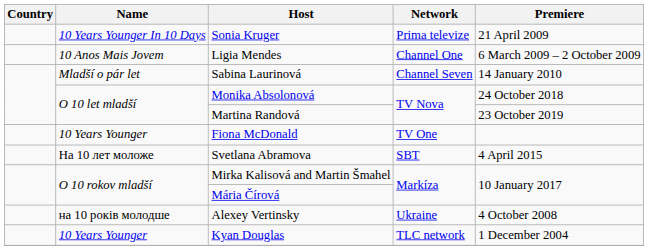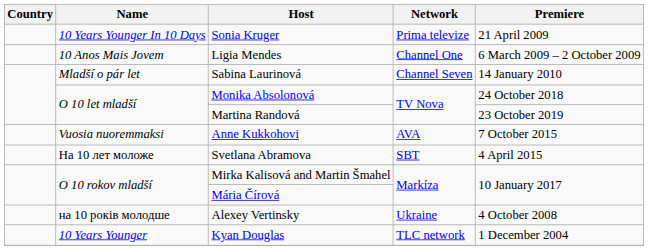+ row: (255, 134)
- row: (255, 134)
